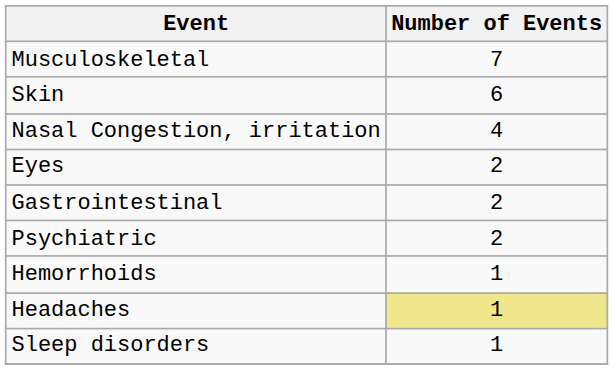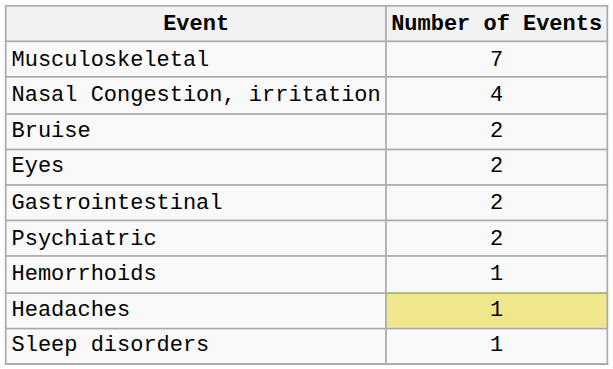- row: (38, 95)
+ row: (51, 131)
